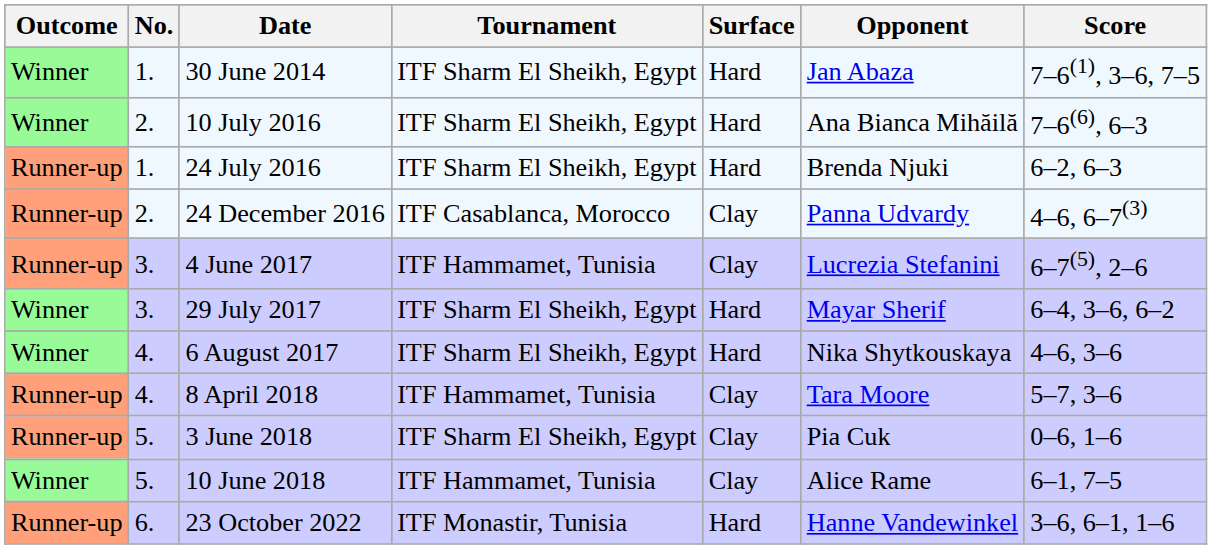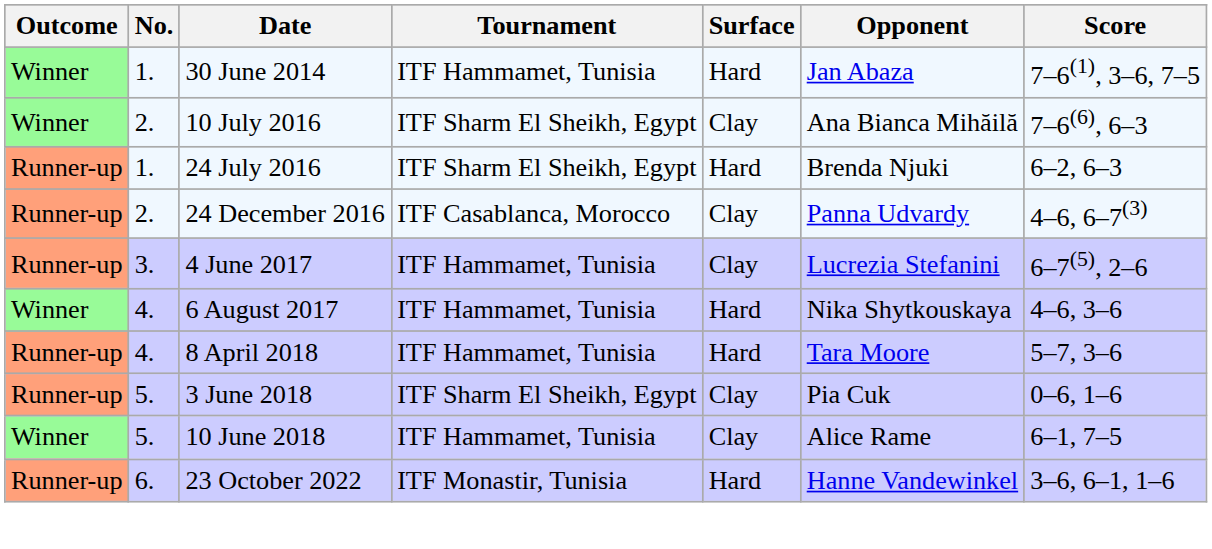(547, 71) ITF Sharm El Sheikh, Egypt -> (526, 71) ITF Hammamet, Tunisia
(735, 120) Hard -> (733, 120) Clay
- row: (253, 308)
(547, 351) ITF Sharm El Sheikh, Egypt -> (526, 308) ITF Hammamet, Tunisia
(733, 394) Clay -> (735, 351) Hard
